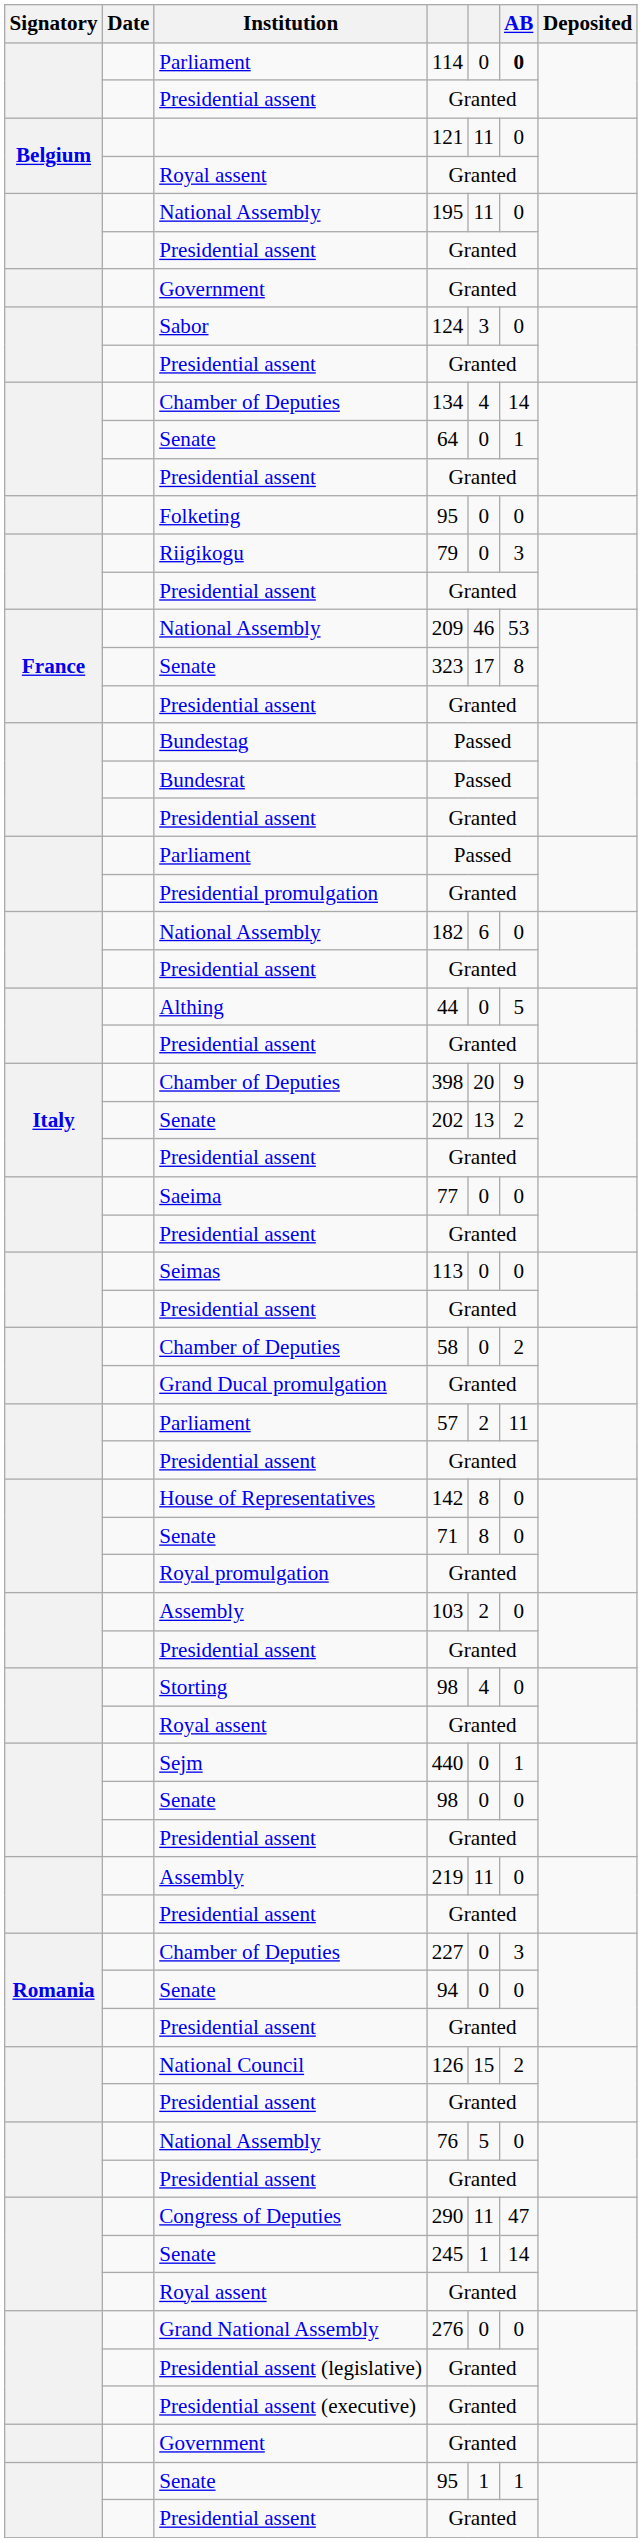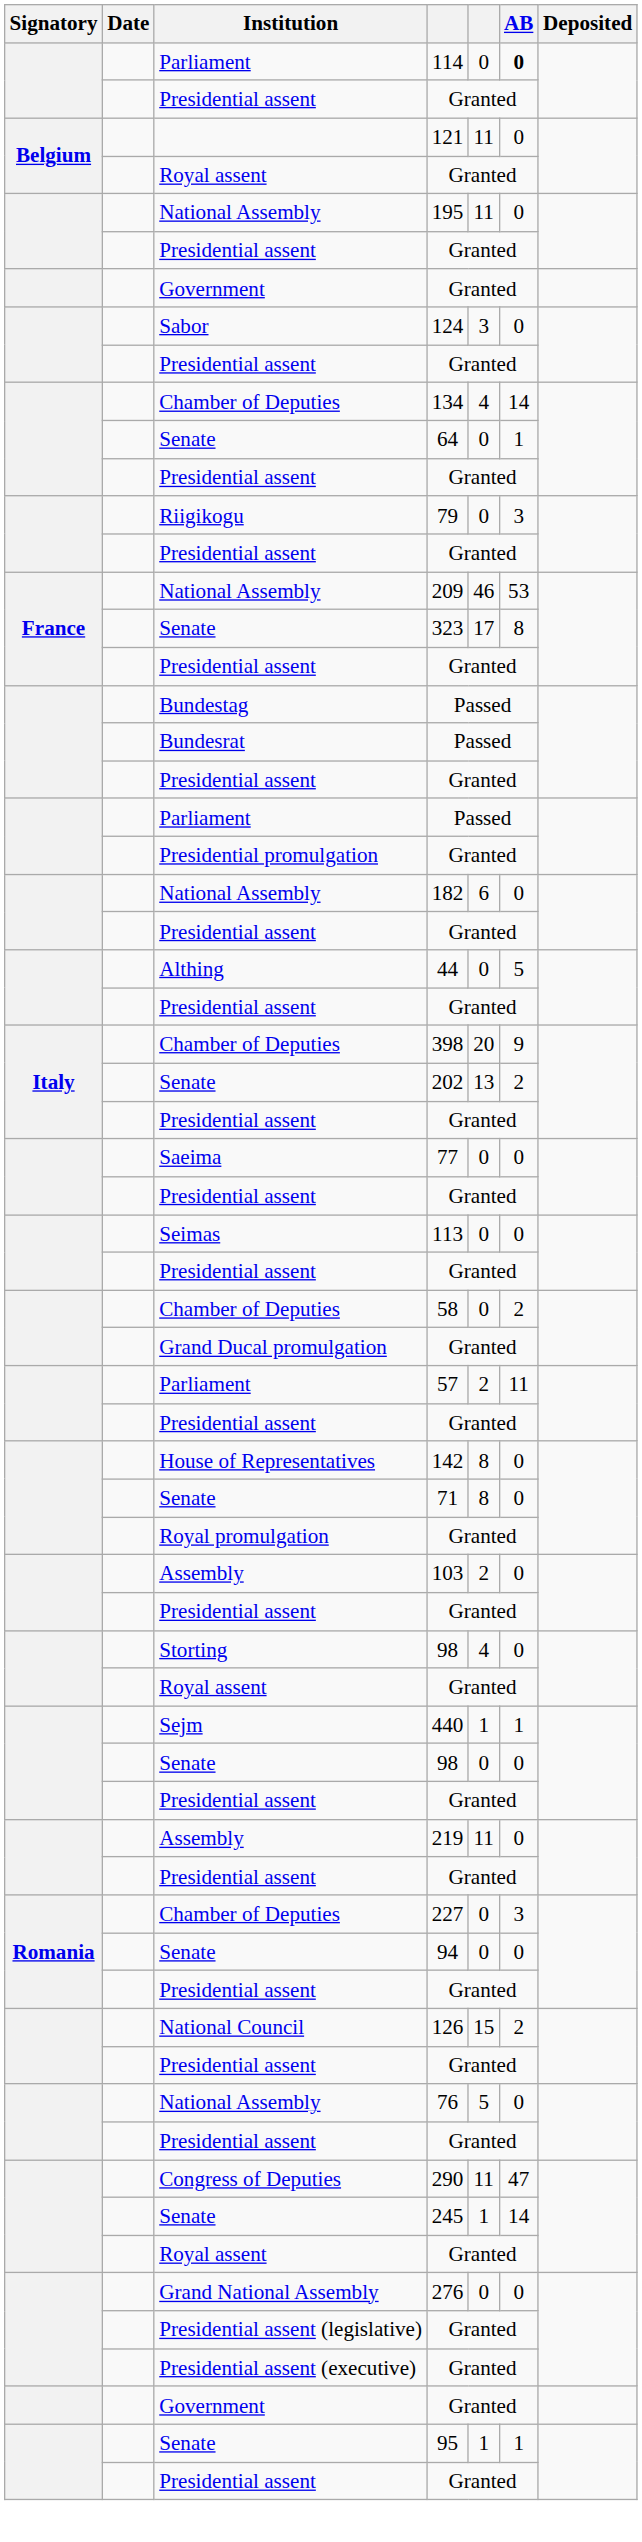- row: (200, 515)
(484, 1762) 0 -> (484, 1725) 1
